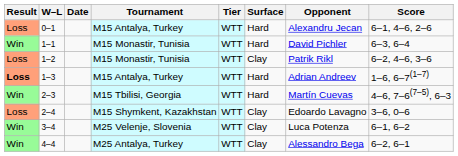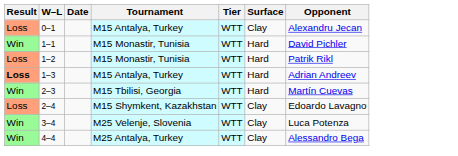- column: (411, 12)
(258, 28) Hard -> (257, 28) Clay
(257, 59) Clay -> (258, 59) Hard
